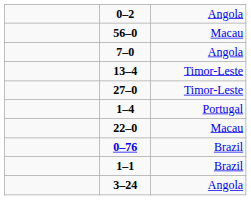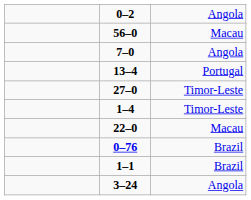(214, 71) Timor-Leste -> (223, 71) Portugal
(223, 109) Portugal -> (214, 109) Timor-Leste
